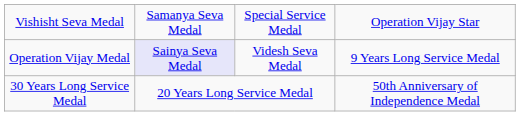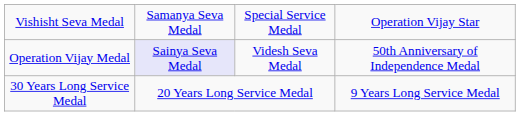(425, 57) 9 Years Long Service Medal -> (425, 57) 50th Anniversary of Independence Medal
(425, 93) 50th Anniversary of Independence Medal -> (425, 93) 9 Years Long Service Medal
